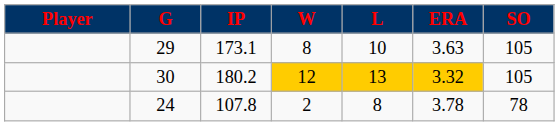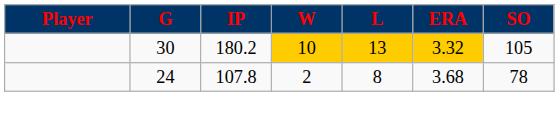- row: (165, 47)
(307, 76) 12 -> (307, 47) 10
(448, 105) 3.78 -> (448, 76) 3.68
